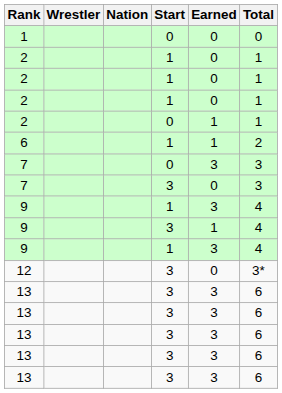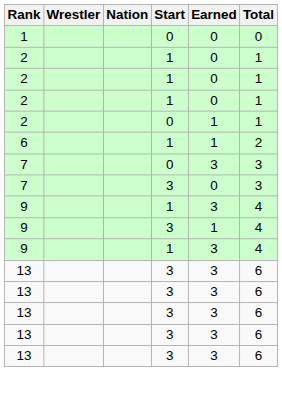- row: (24, 270)
